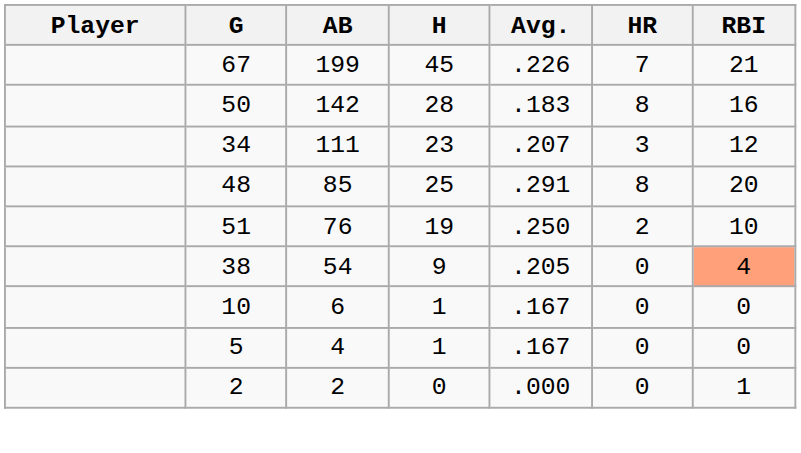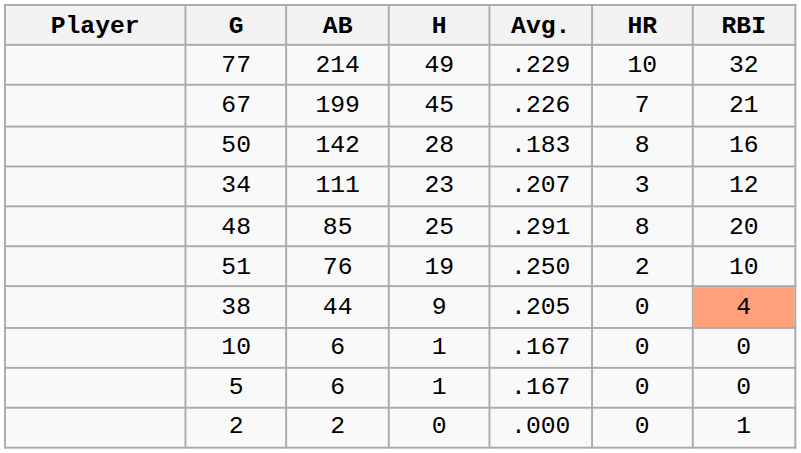+ row: (236, 65)
(338, 267) 54 -> (338, 307) 44
(338, 347) 4 -> (338, 387) 6
